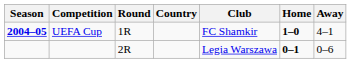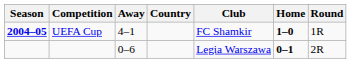columns swapped: (134, 13) <-> (330, 13)
